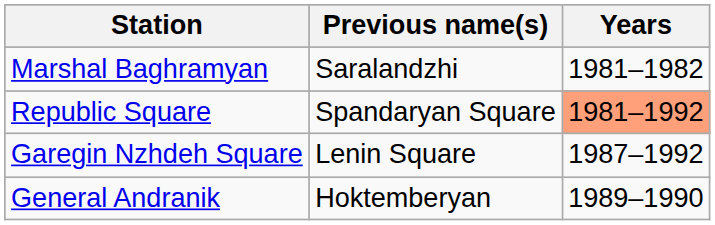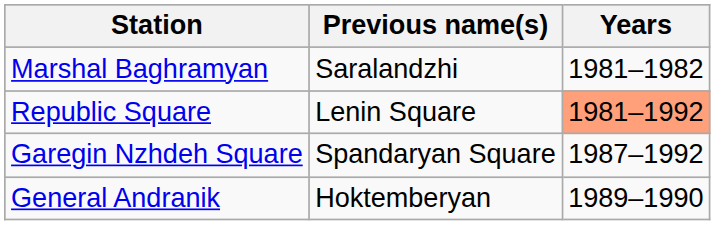(435, 111) Spandaryan Square -> (396, 111) Lenin Square
(396, 154) Lenin Square -> (435, 154) Spandaryan Square
